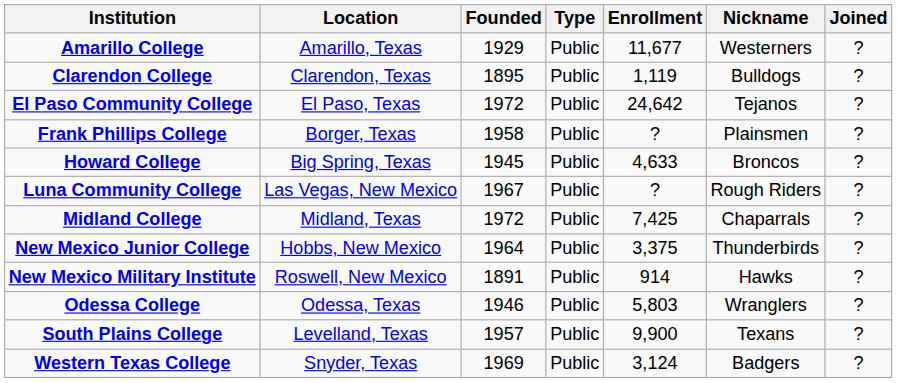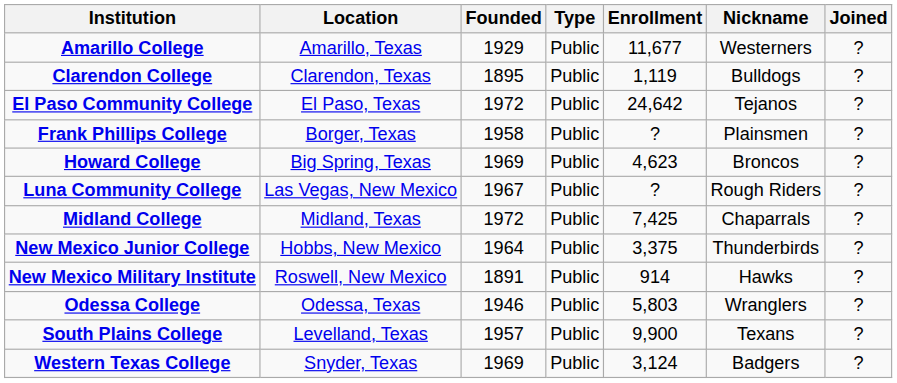(504, 162) 1945 -> (504, 162) 1969
(655, 162) 4,633 -> (655, 162) 4,623
